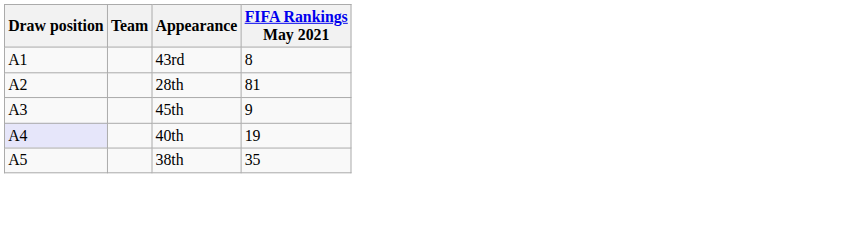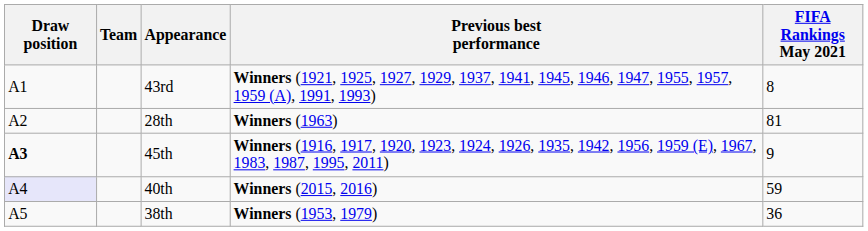+ column: (496, 34)
(18, 110) normal -> (18, 154) bold
(253, 135) 19 -> (774, 188) 59
(253, 160) 35 -> (774, 213) 36
